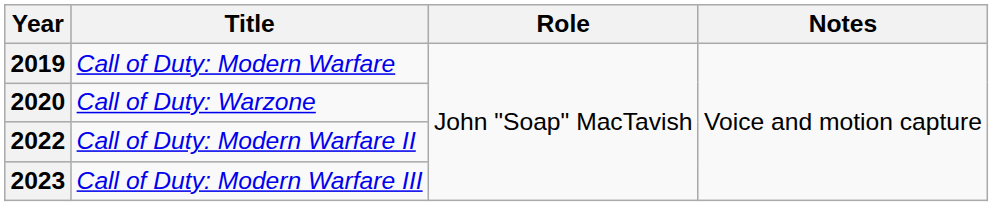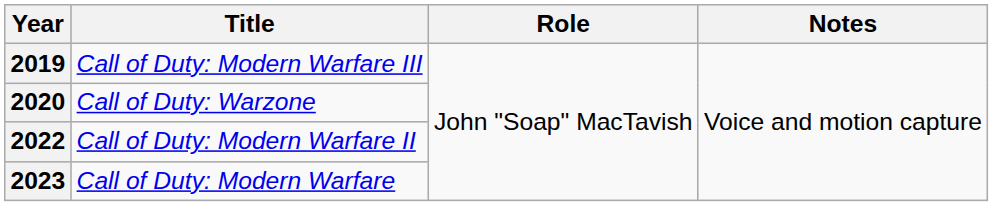(236, 63) Call of Duty: Modern Warfare -> (250, 63) Call of Duty: Modern Warfare III
(250, 180) Call of Duty: Modern Warfare III -> (236, 180) Call of Duty: Modern Warfare
